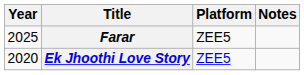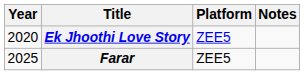rows swapped: (117, 59) <-> (117, 37)
